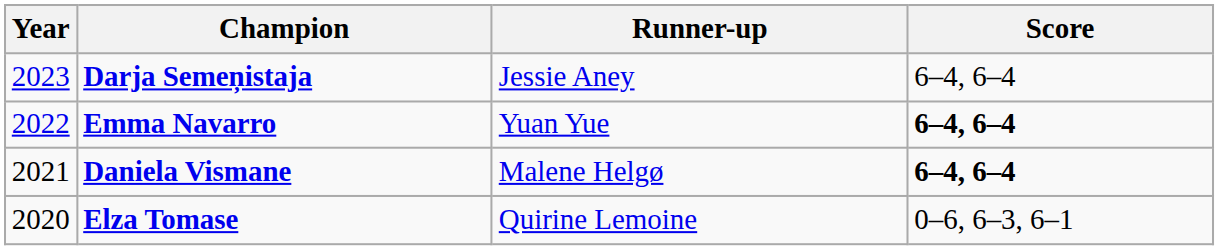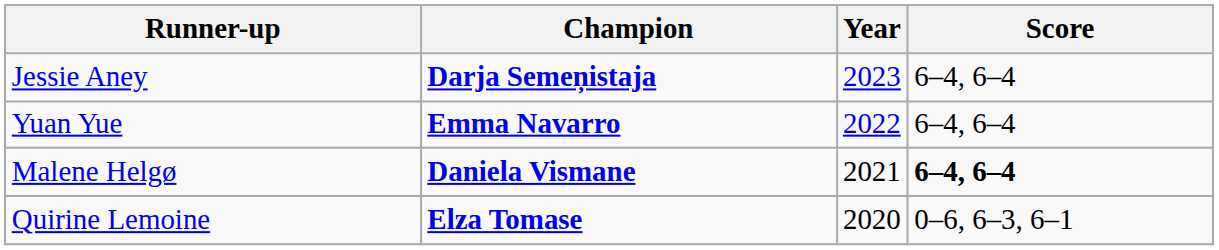columns swapped: (41, 28) <-> (700, 28)
(965, 124) bold -> (965, 124) normal
